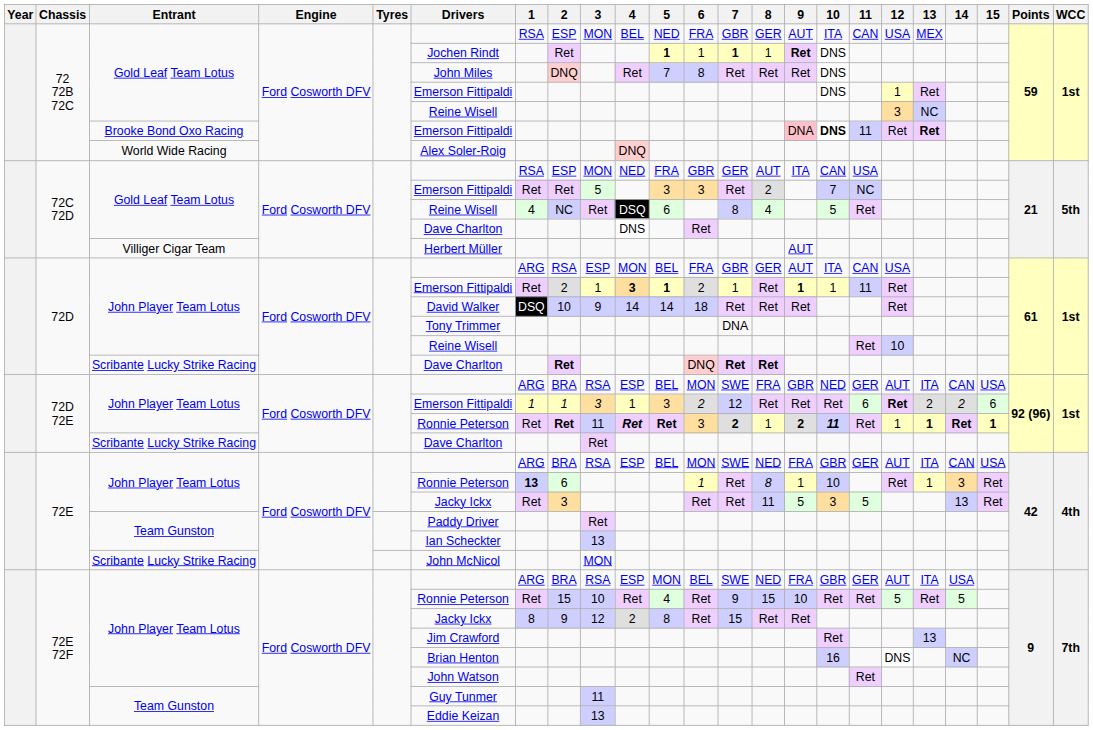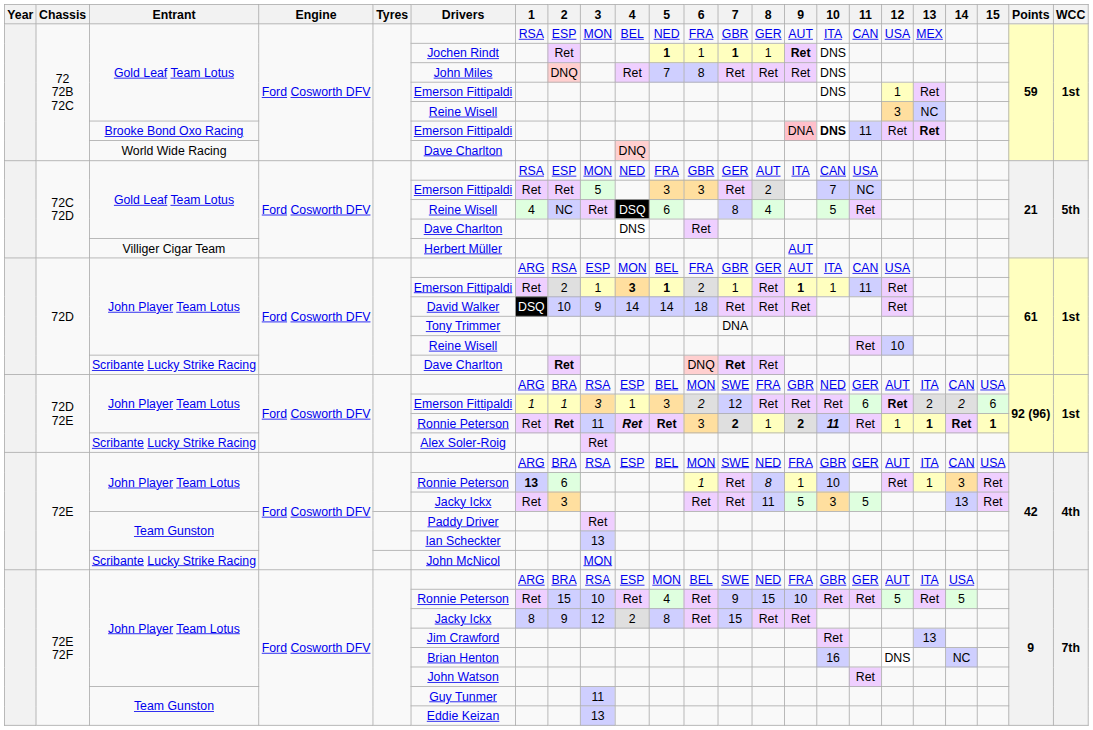(463, 151) Alex Soler-Roig -> (463, 151) Dave Charlton
(768, 365) bold -> (768, 365) normal
(463, 443) Dave Charlton -> (463, 443) Alex Soler-Roig
